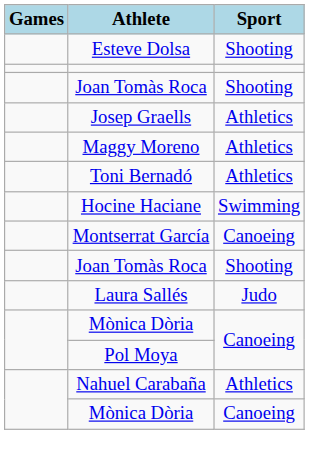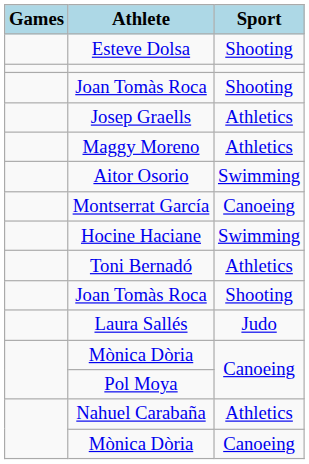+ row: (141, 176)
rows swapped: (141, 176) <-> (141, 235)
